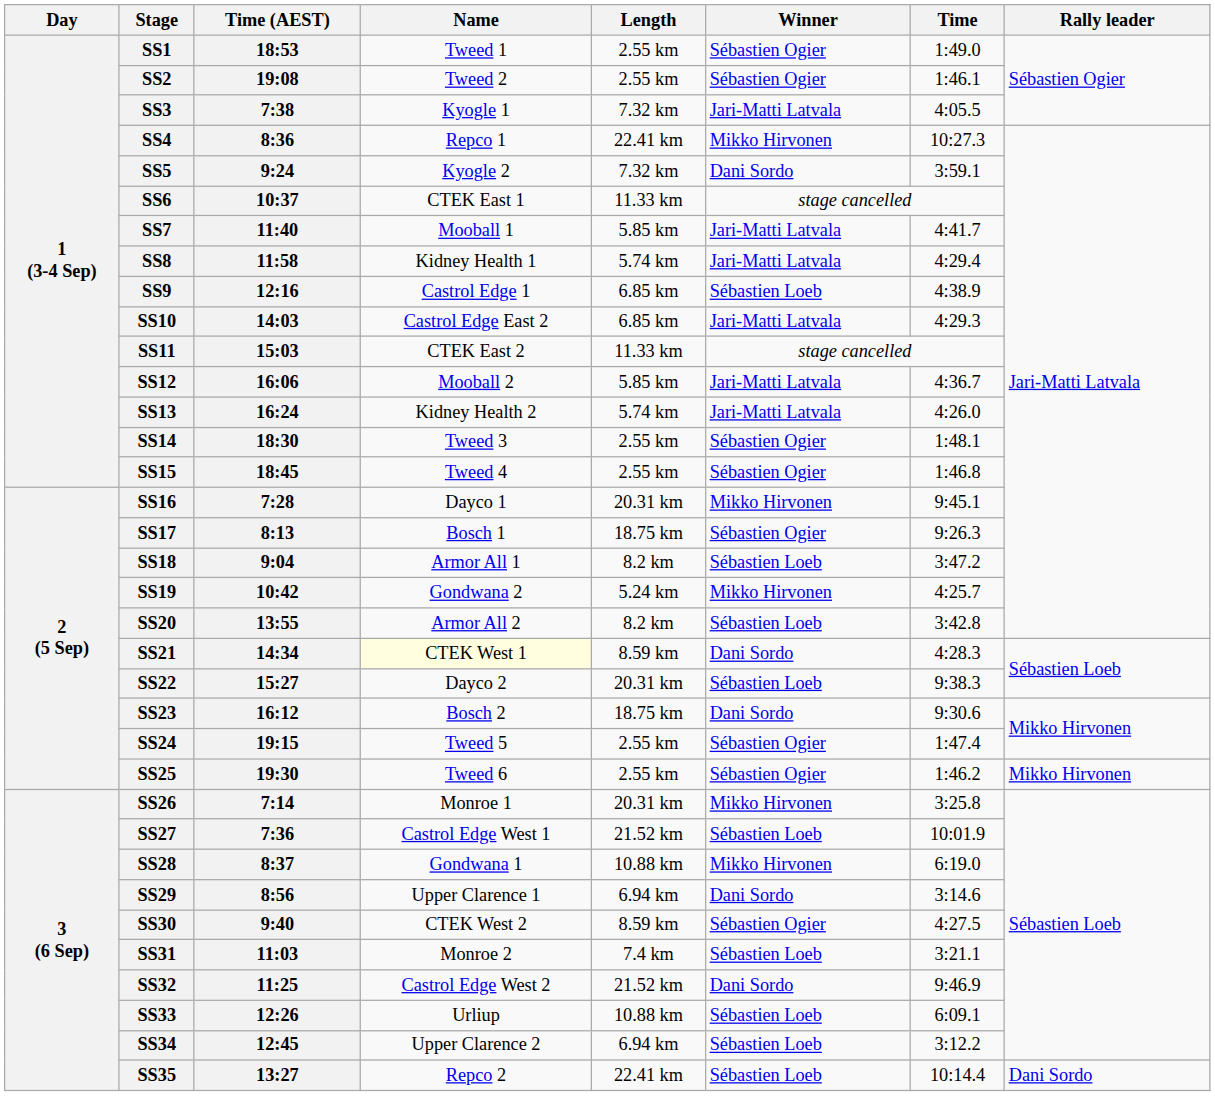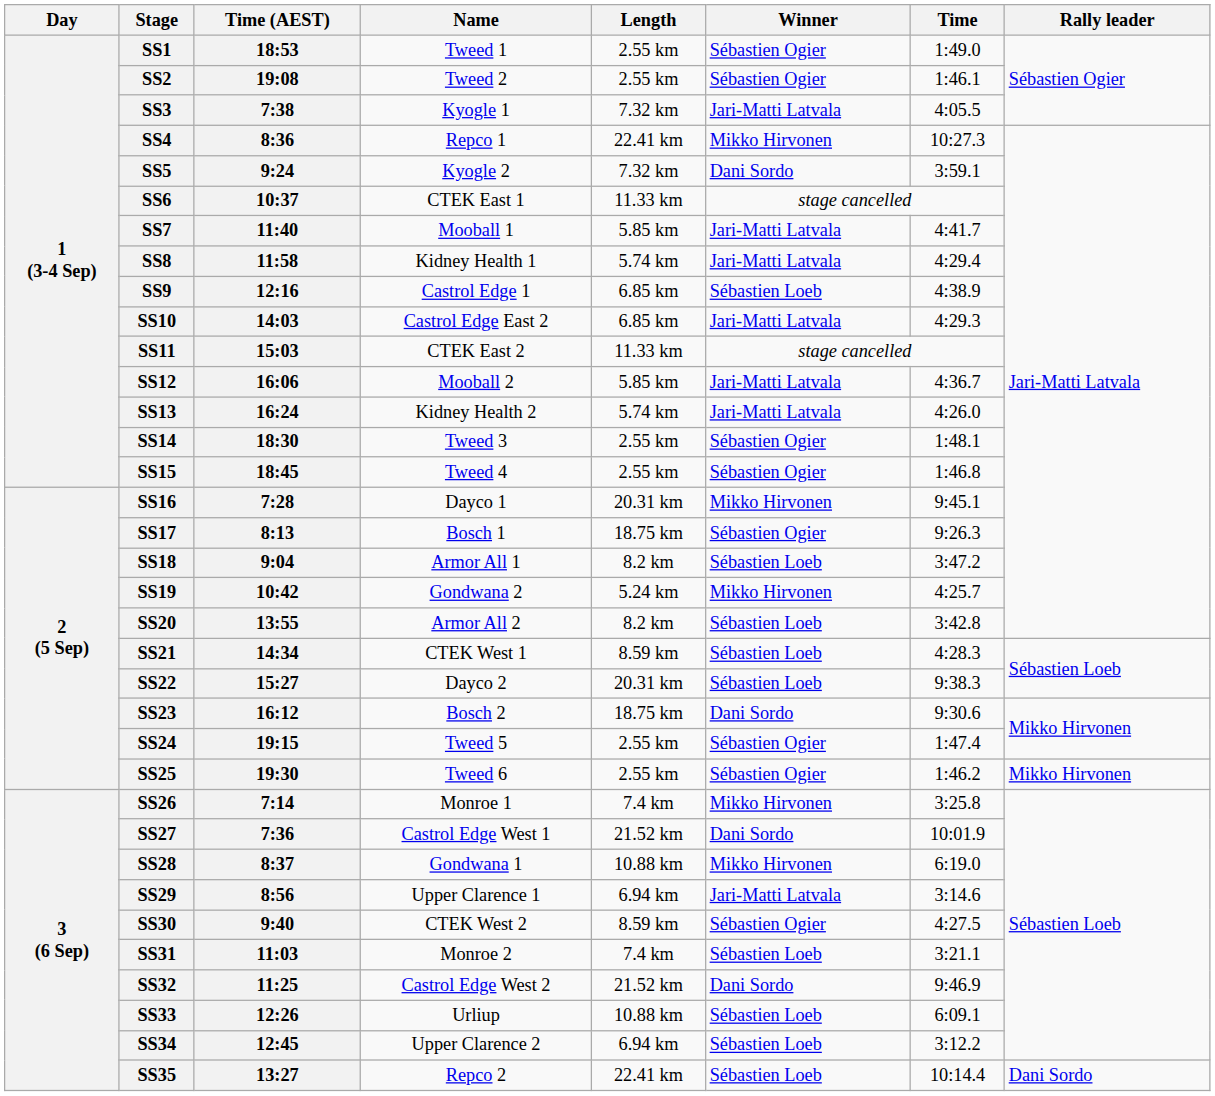(476, 653) lightyellow background -> (476, 653) no background
(752, 653) Dani Sordo -> (766, 653) Sébastien Loeb
(648, 804) 20.31 km -> (648, 804) 7.4 km
(766, 834) Sébastien Loeb -> (752, 834) Dani Sordo
(752, 894) Dani Sordo -> (775, 894) Jari-Matti Latvala
